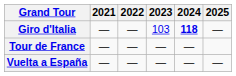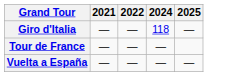- column: (161, 12)
(189, 29) bold -> (161, 29) normal
